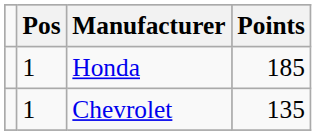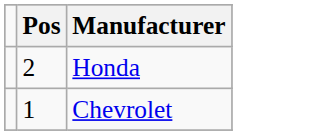- column: (271, 25)
(29, 67) 1 -> (29, 67) 2
